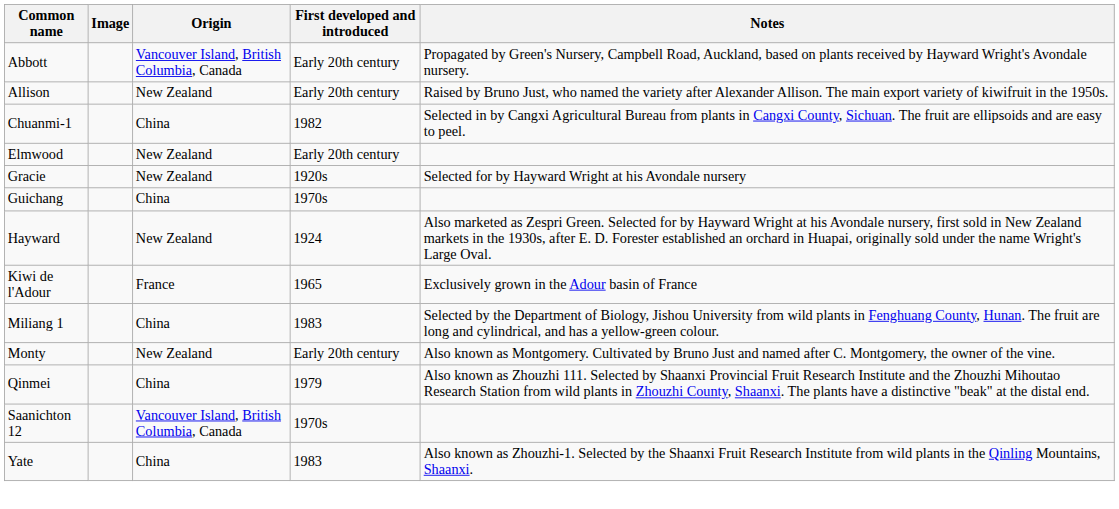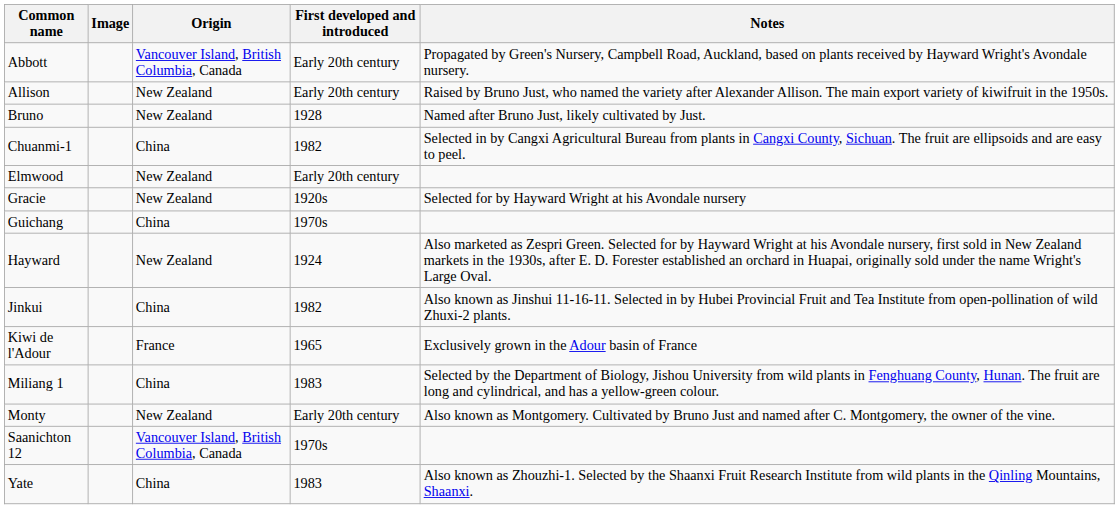+ row: (26, 115)
+ row: (25, 307)
- row: (29, 384)
